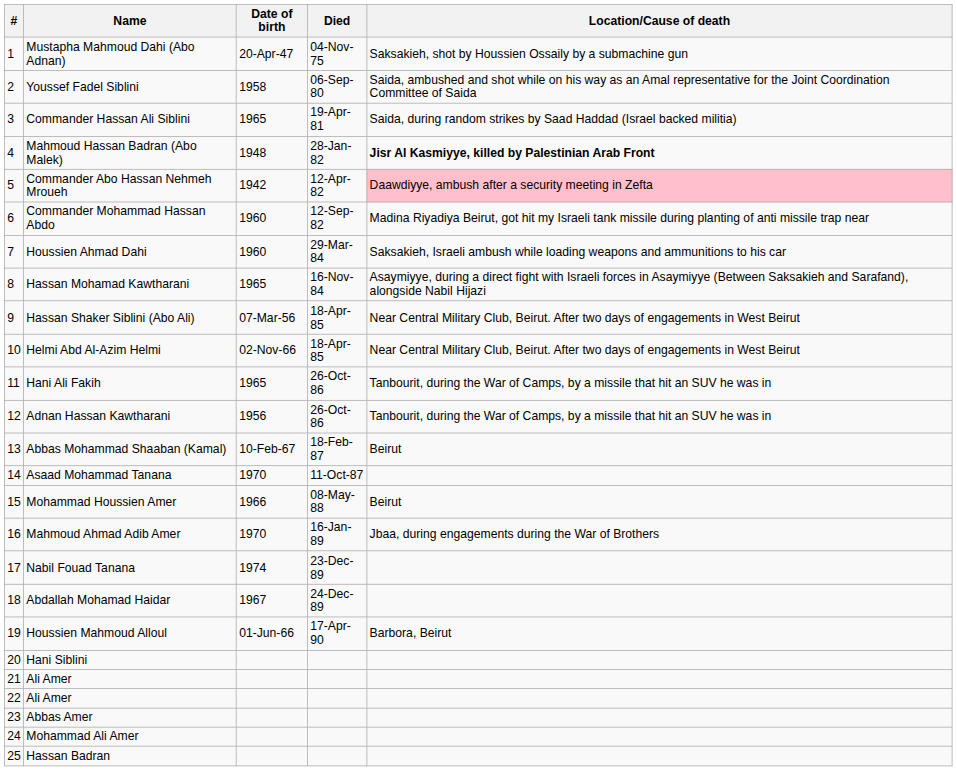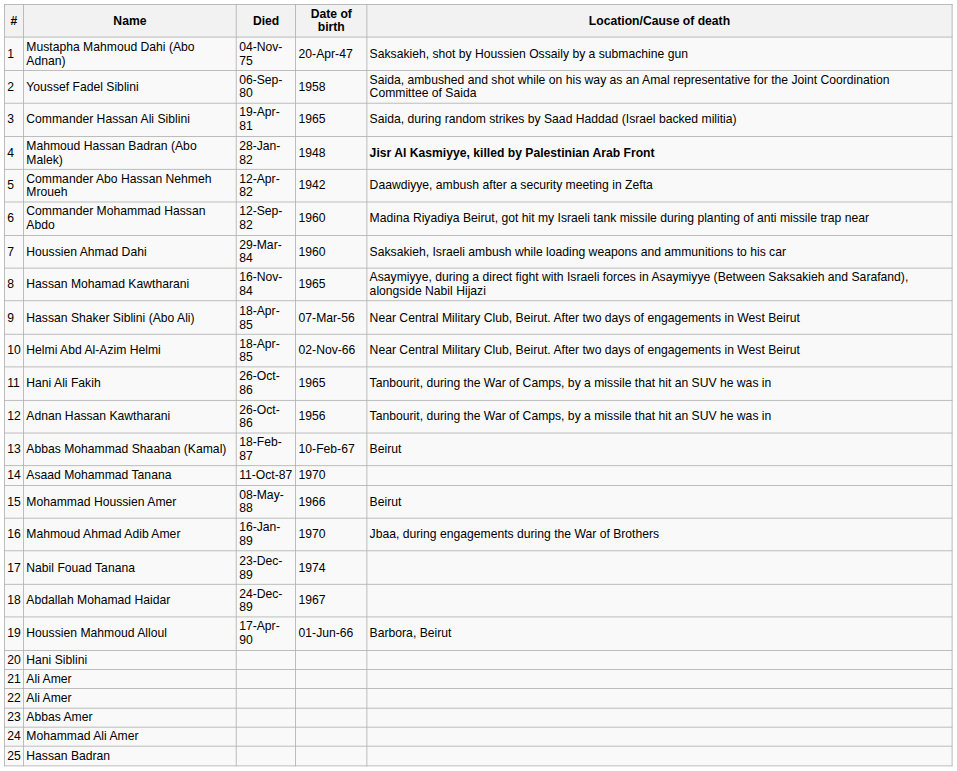columns swapped: (272, 20) <-> (337, 20)
(511, 185) pink background -> (511, 185) no background
